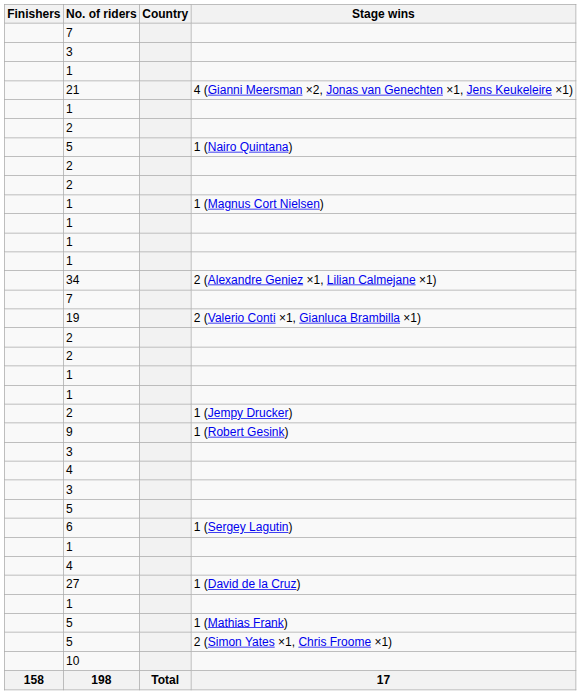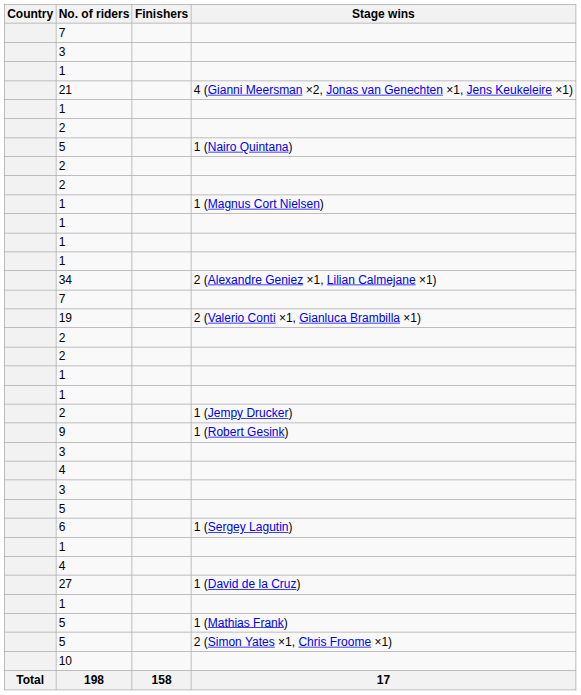columns swapped: (165, 14) <-> (34, 14)
